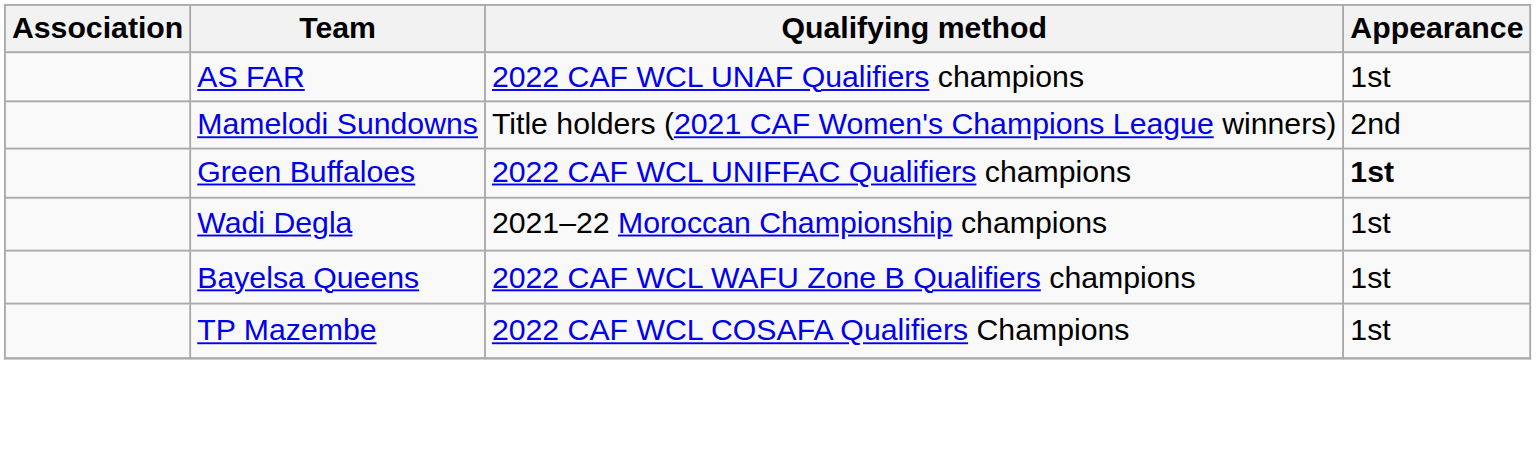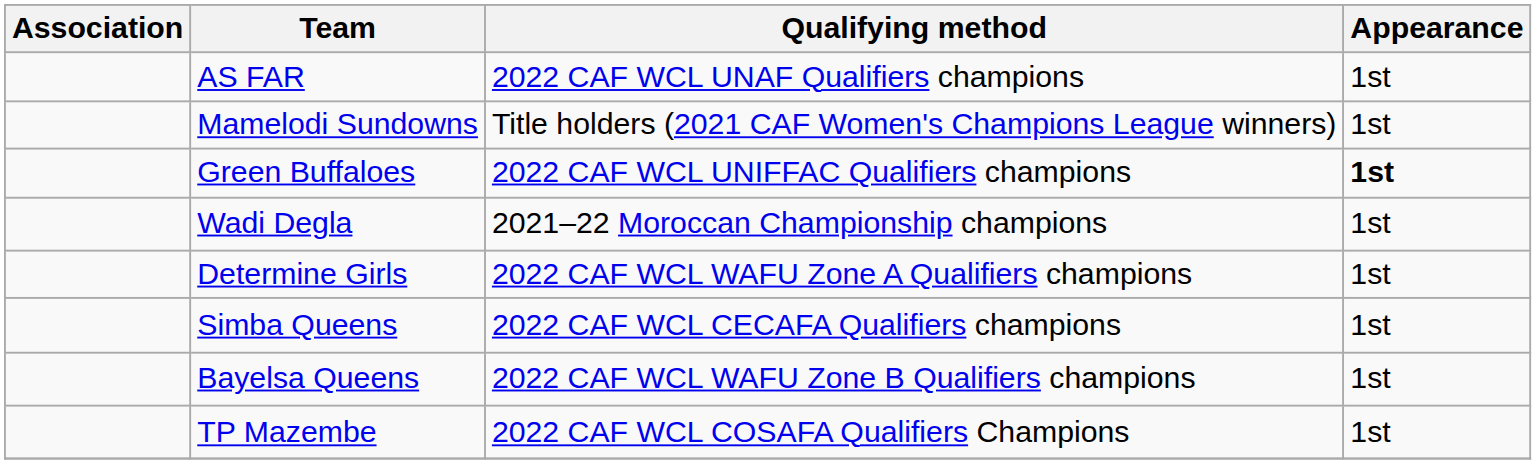(1376, 124) 2nd -> (1371, 124) 1st
+ row: (302, 273)
+ row: (297, 324)
